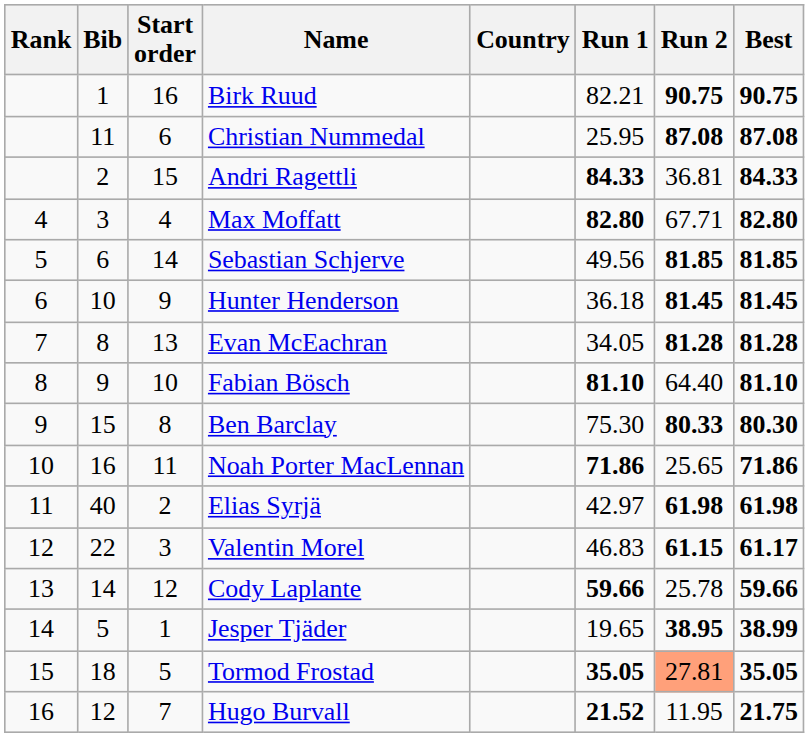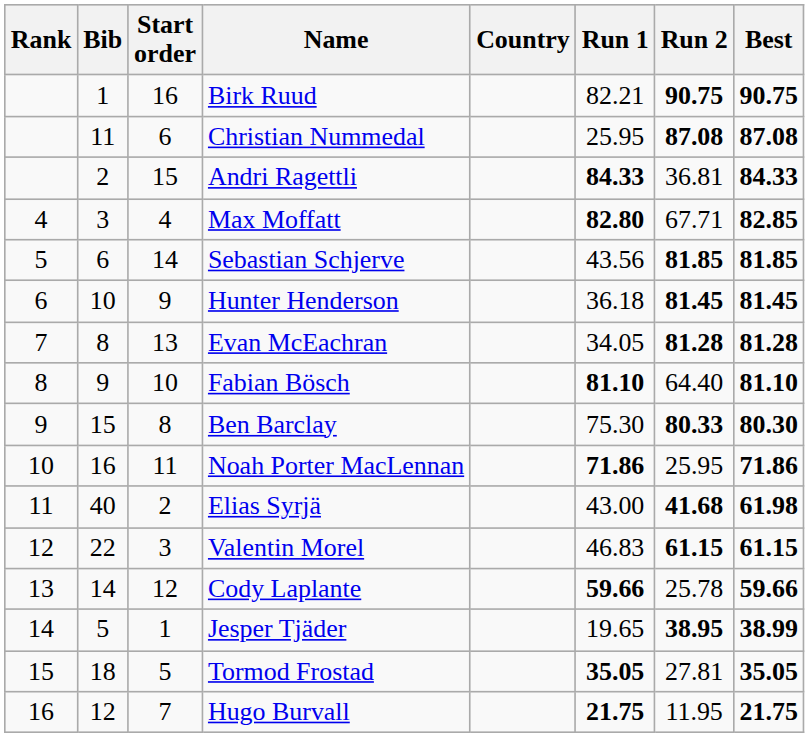(769, 218) 82.80 -> (769, 218) 82.85
(615, 259) 49.56 -> (615, 259) 43.56
(694, 465) 25.65 -> (694, 465) 25.95
(615, 506) 42.97 -> (615, 506) 43.00
(694, 506) 61.98 -> (694, 506) 41.68
(769, 547) 61.17 -> (769, 547) 61.15
(694, 670) lightsalmon background -> (694, 670) no background
(615, 711) 21.52 -> (615, 711) 21.75
